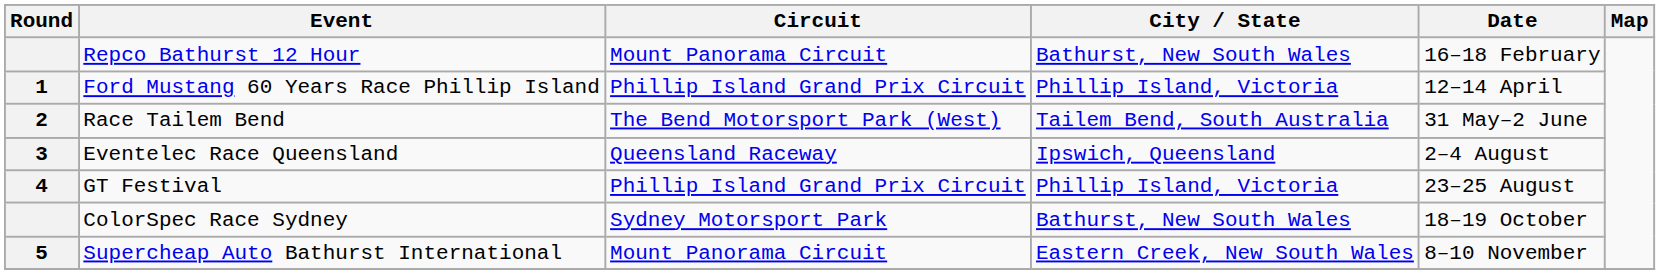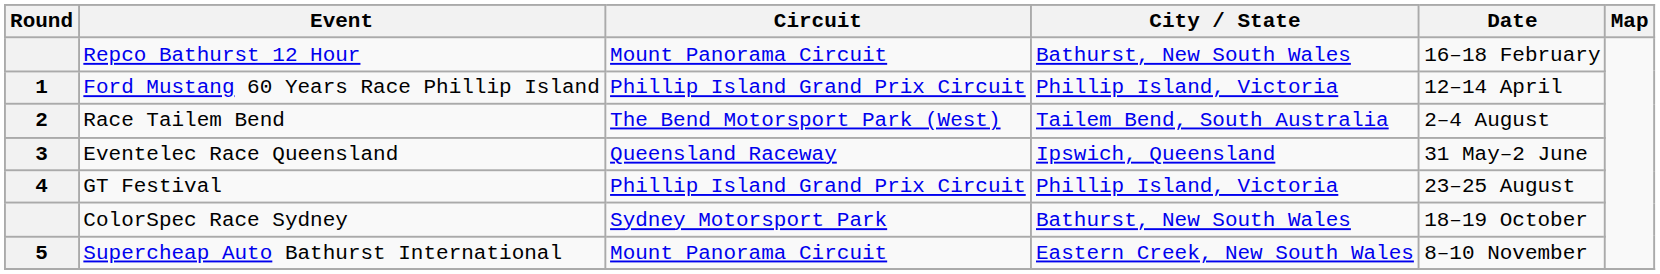(1506, 121) 31 May–2 June -> (1487, 121) 2–4 August
(1487, 154) 2–4 August -> (1506, 154) 31 May–2 June
